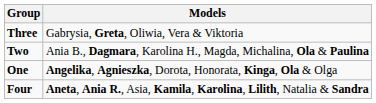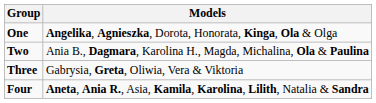rows swapped: (18, 70) <-> (22, 32)
